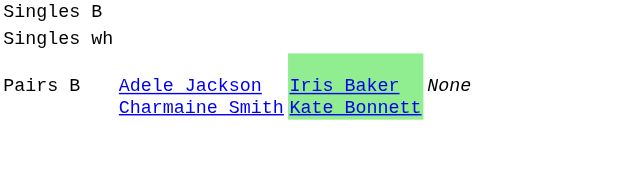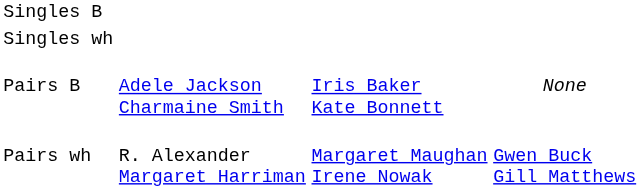(356, 97) lightgreen background -> (378, 97) no background
+ row: (47, 156)
